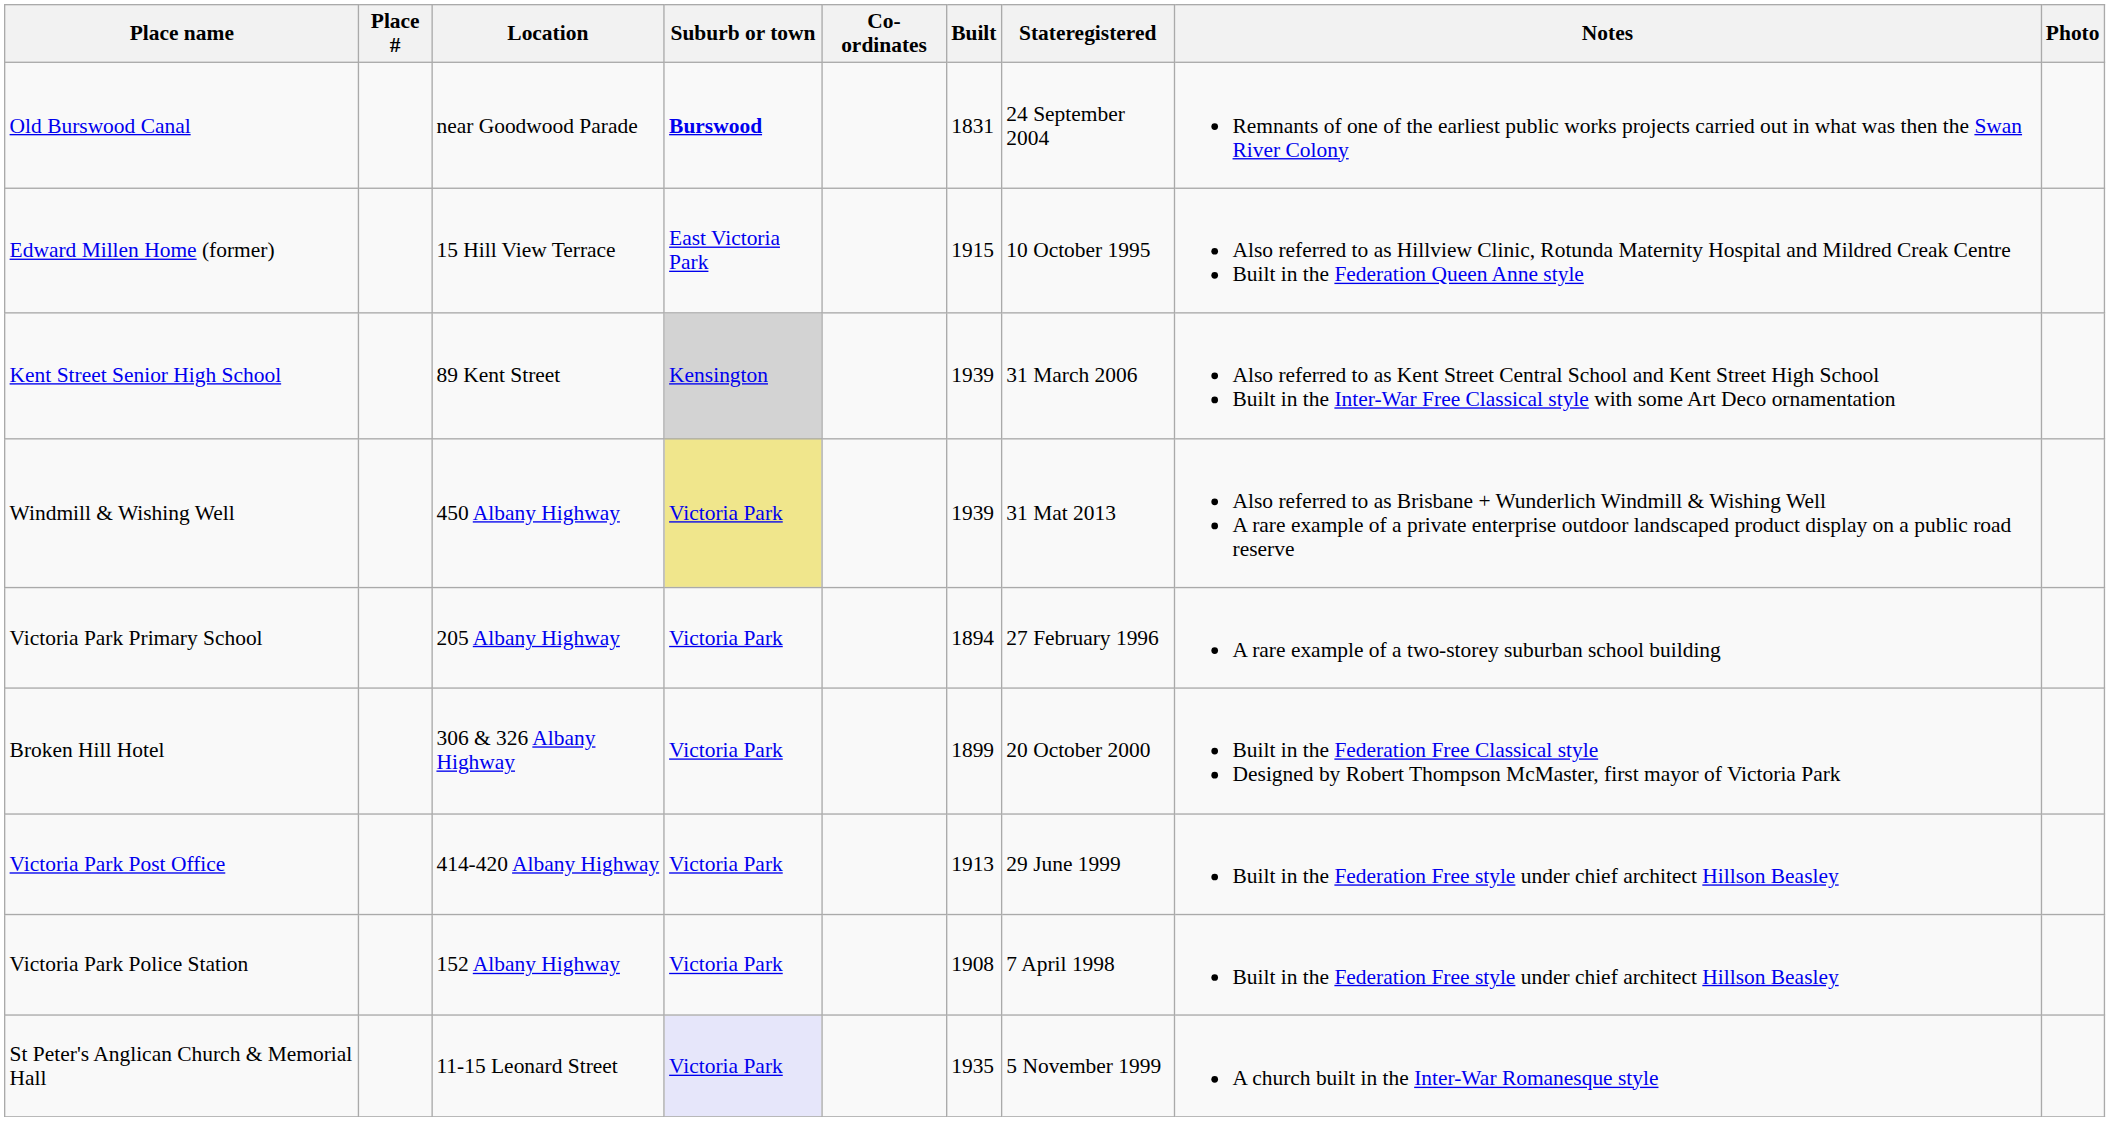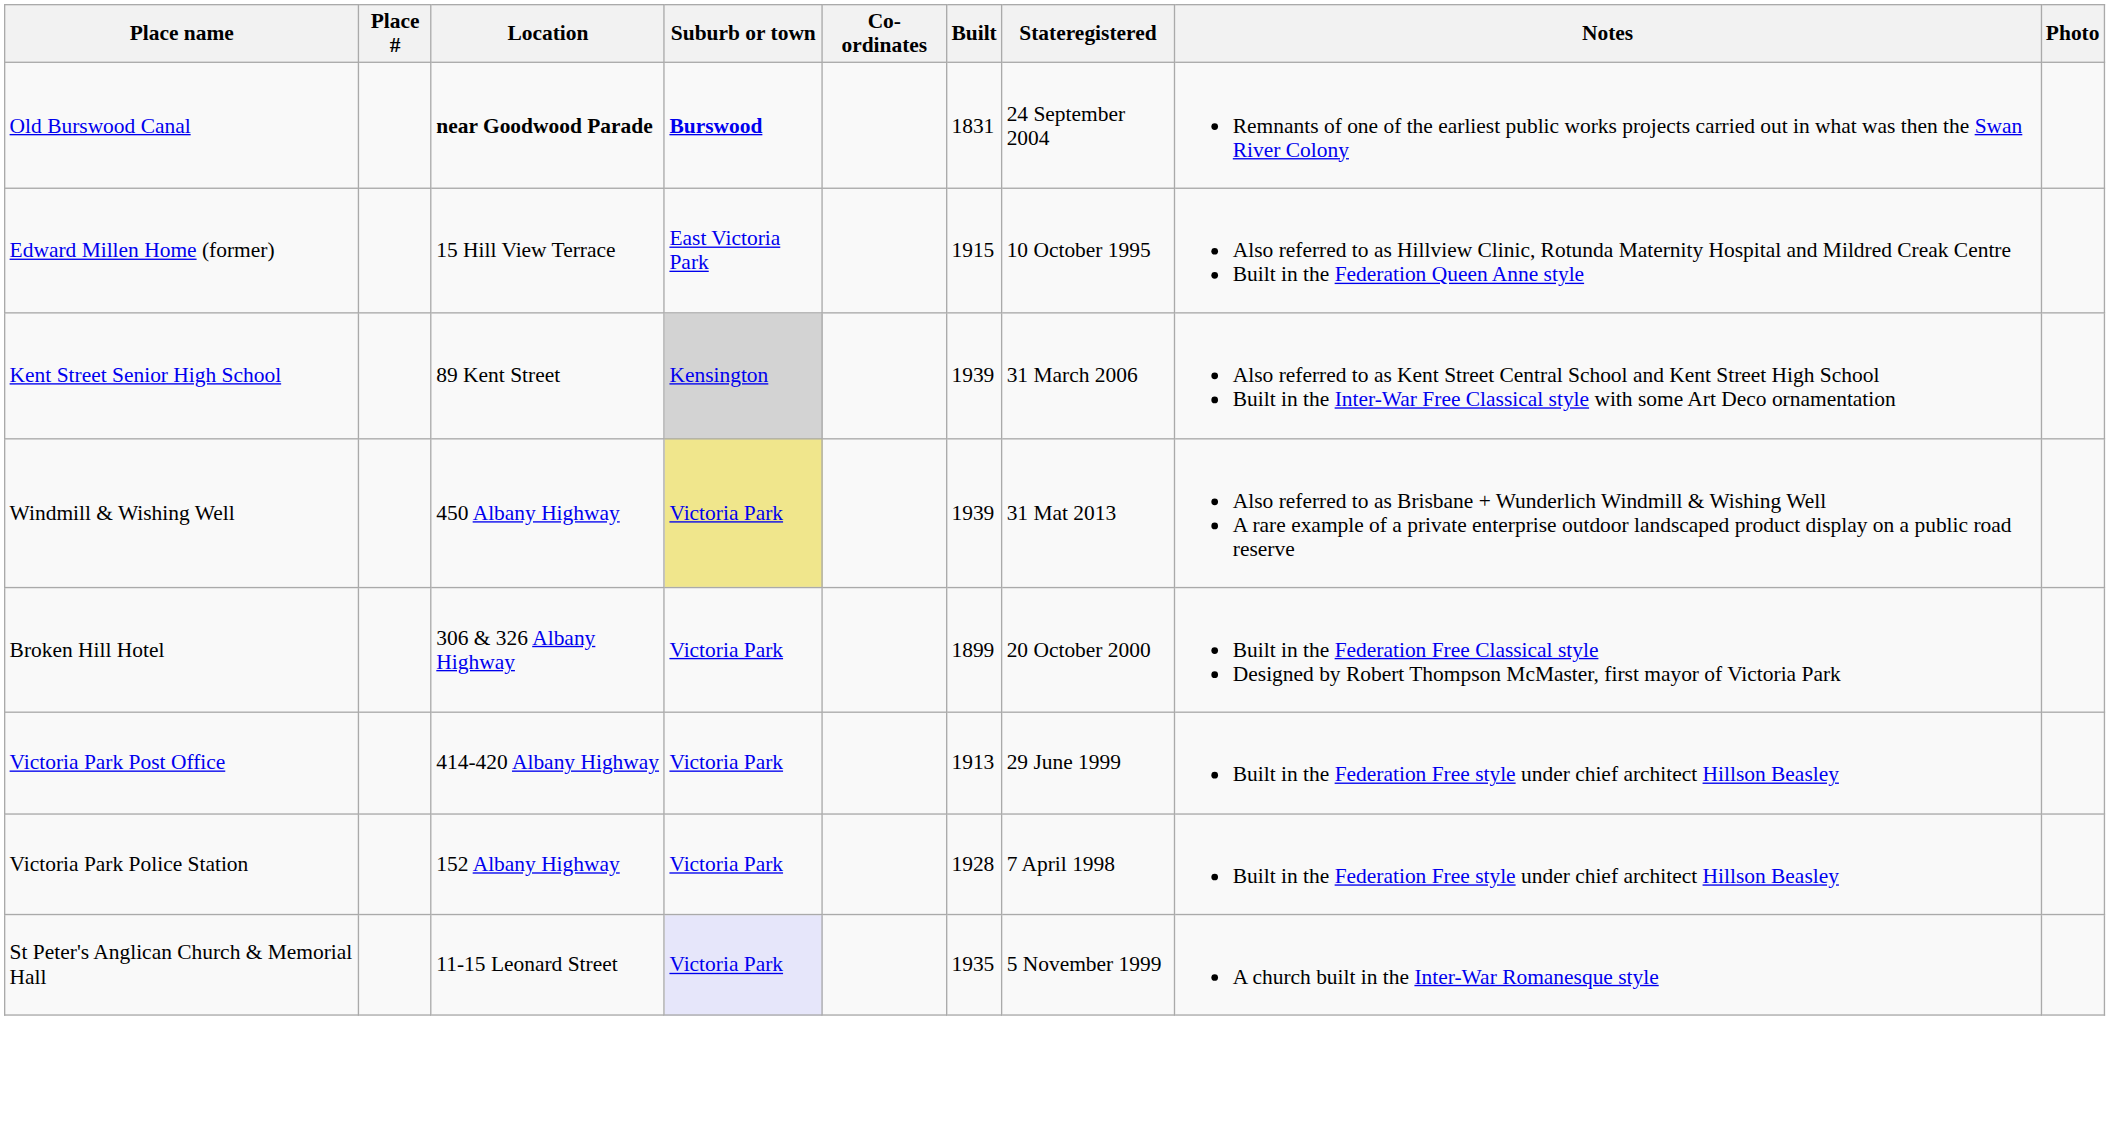(537, 125) normal -> (545, 125) bold
- row: (136, 637)
(973, 964) 1908 -> (973, 863) 1928
